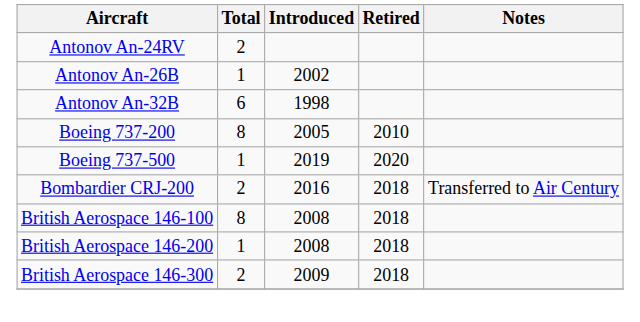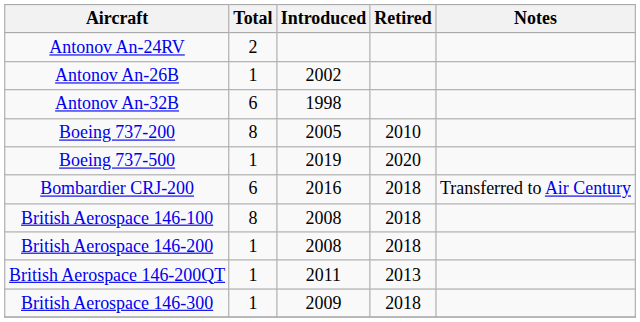(241, 189) 2 -> (253, 189) 6
+ row: (117, 274)
(241, 274) 2 -> (253, 302) 1
